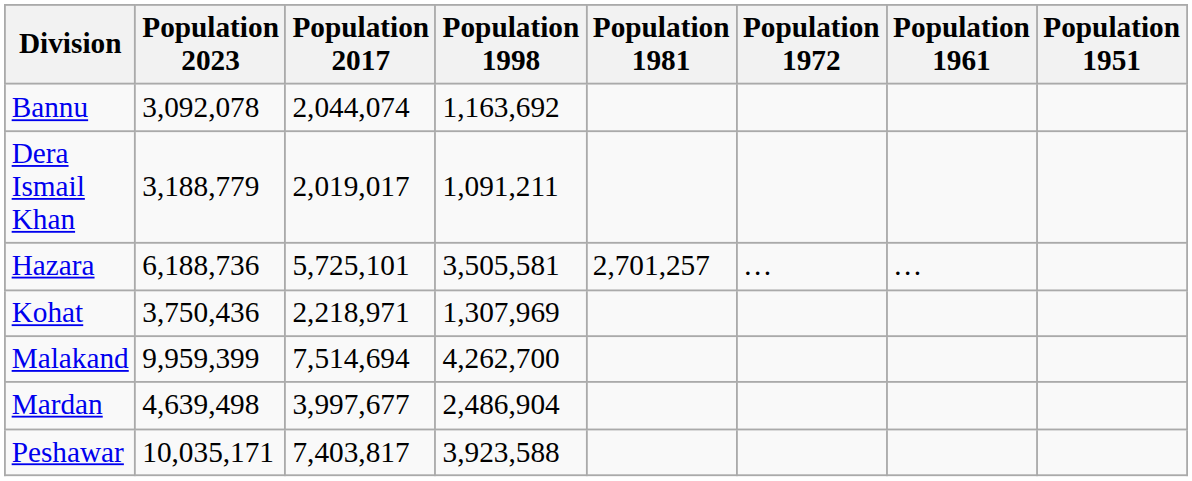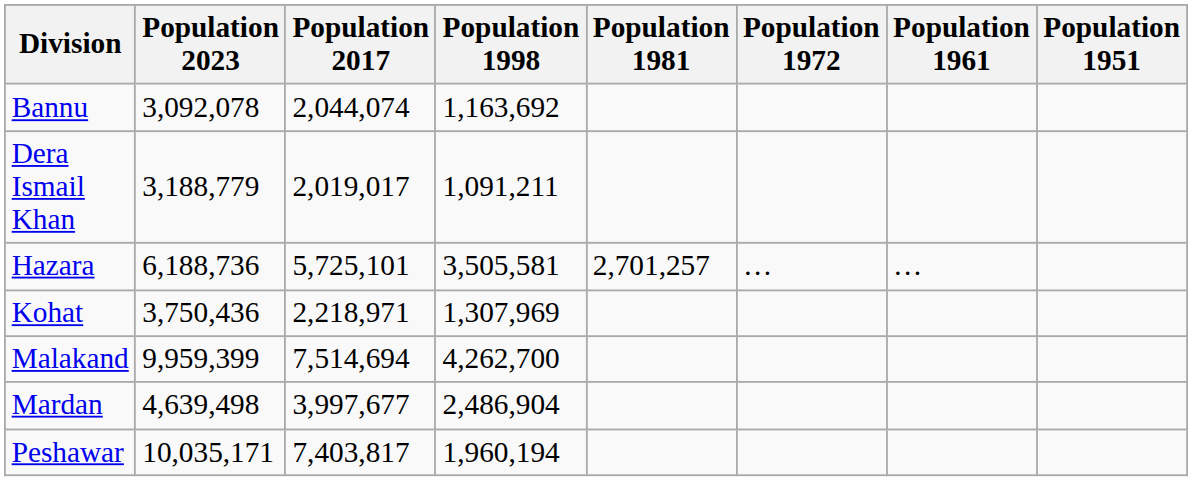(501, 451) 3,923,588 -> (501, 451) 1,960,194
